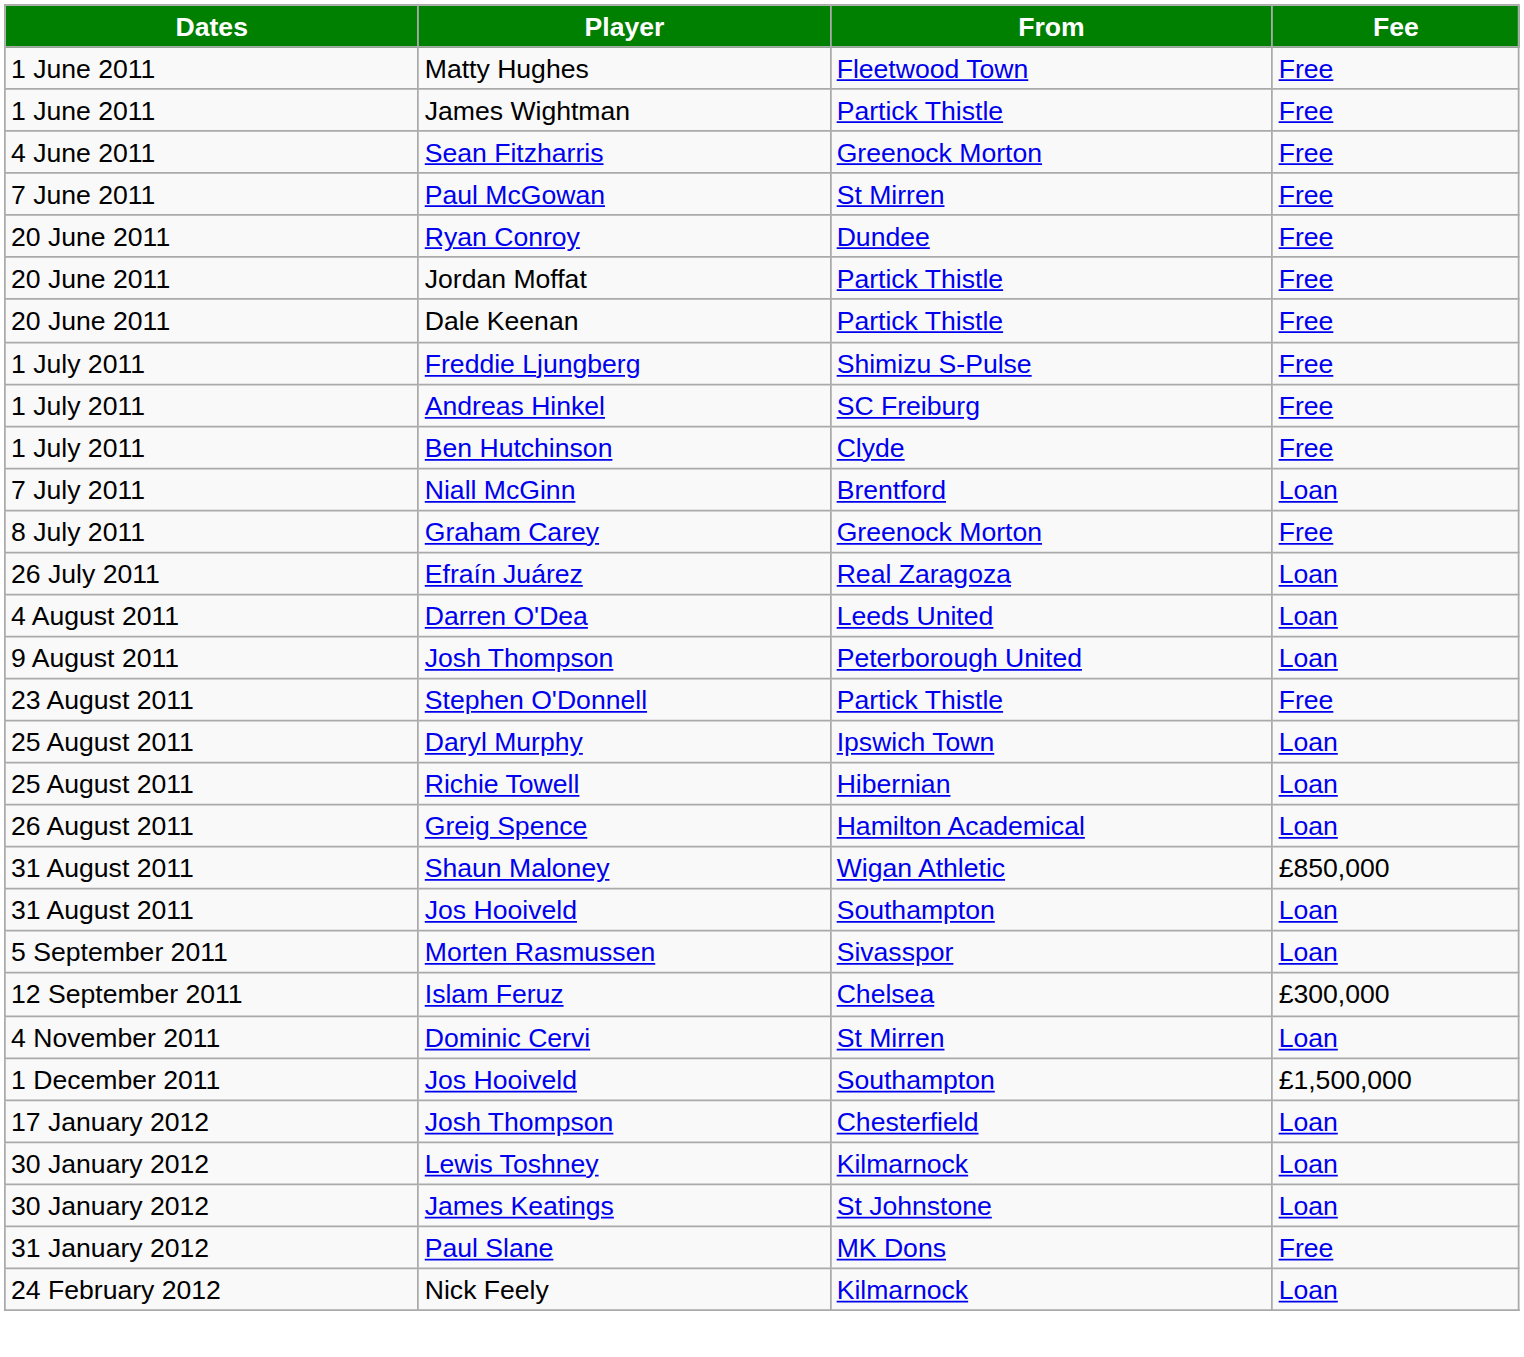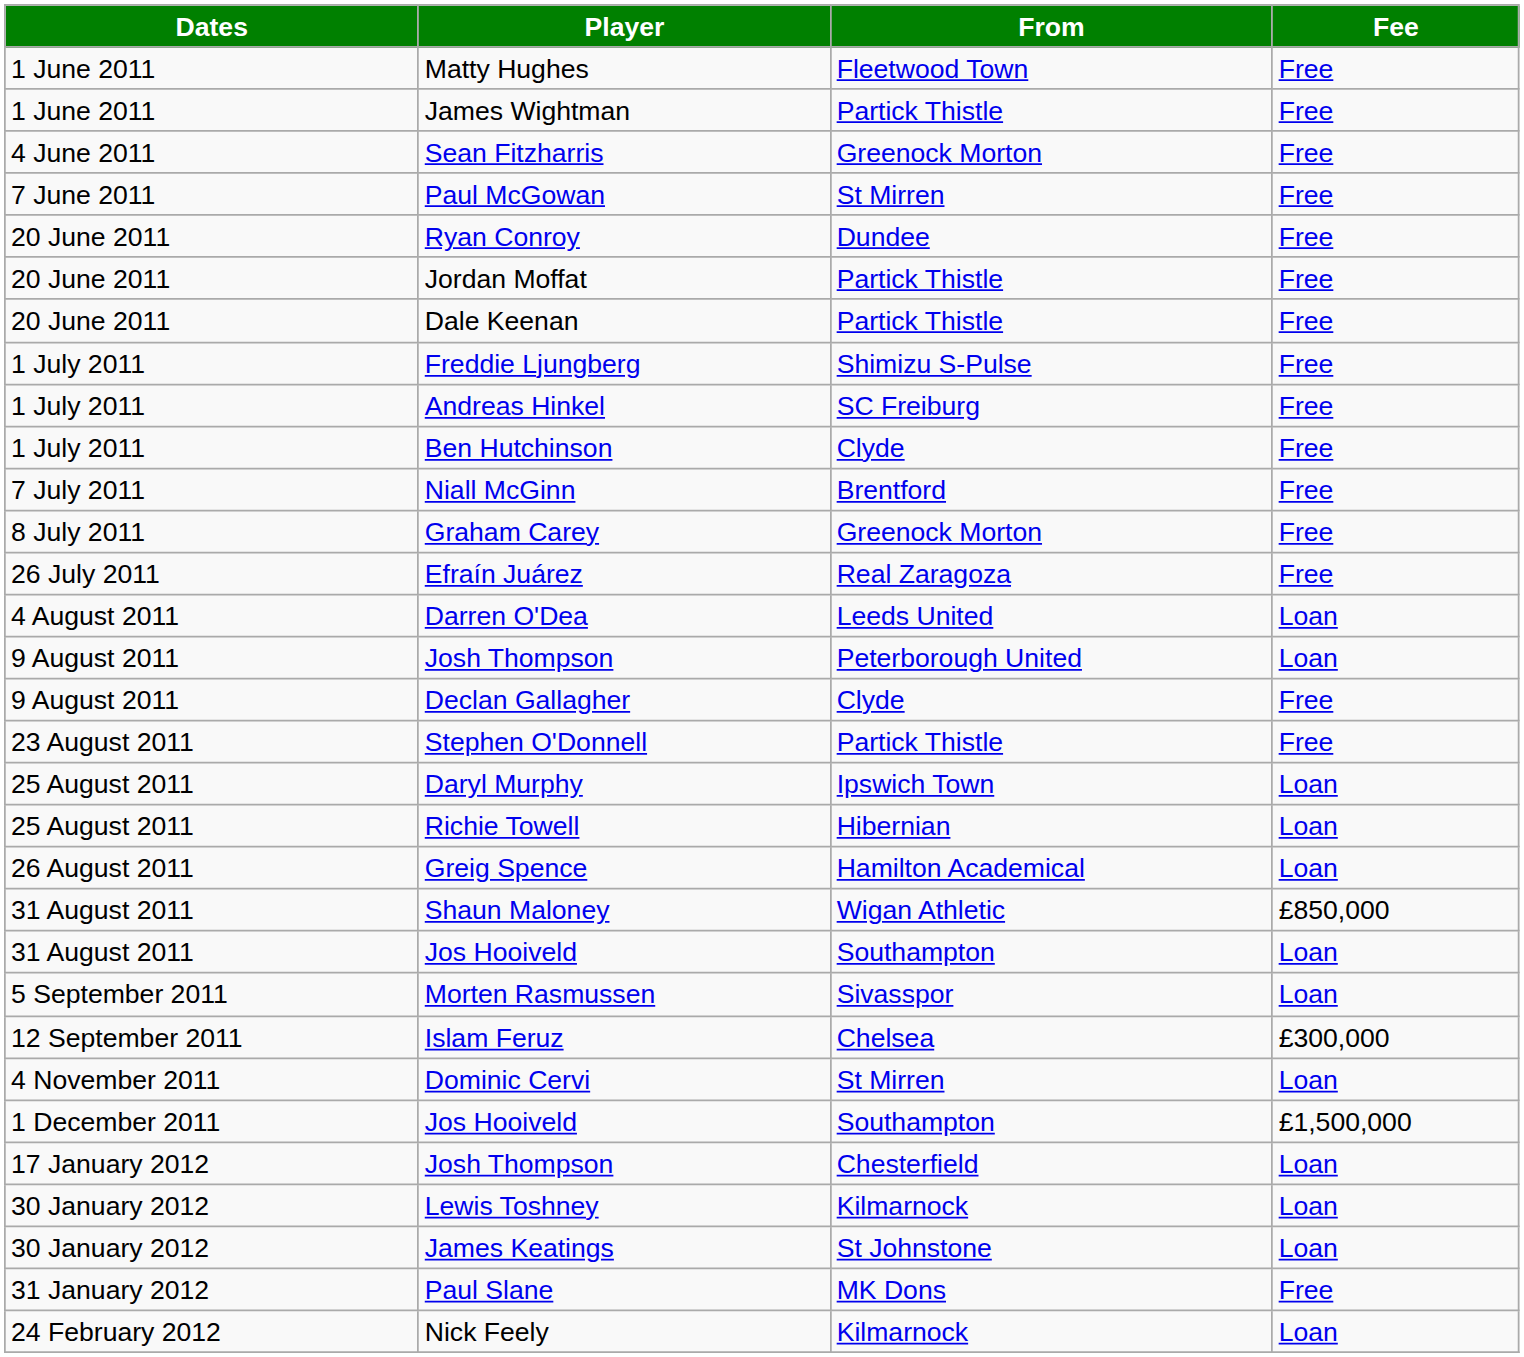(1308, 489) Loan -> (1306, 489) Free
(1308, 574) Loan -> (1306, 574) Free
+ row: (95, 700)
